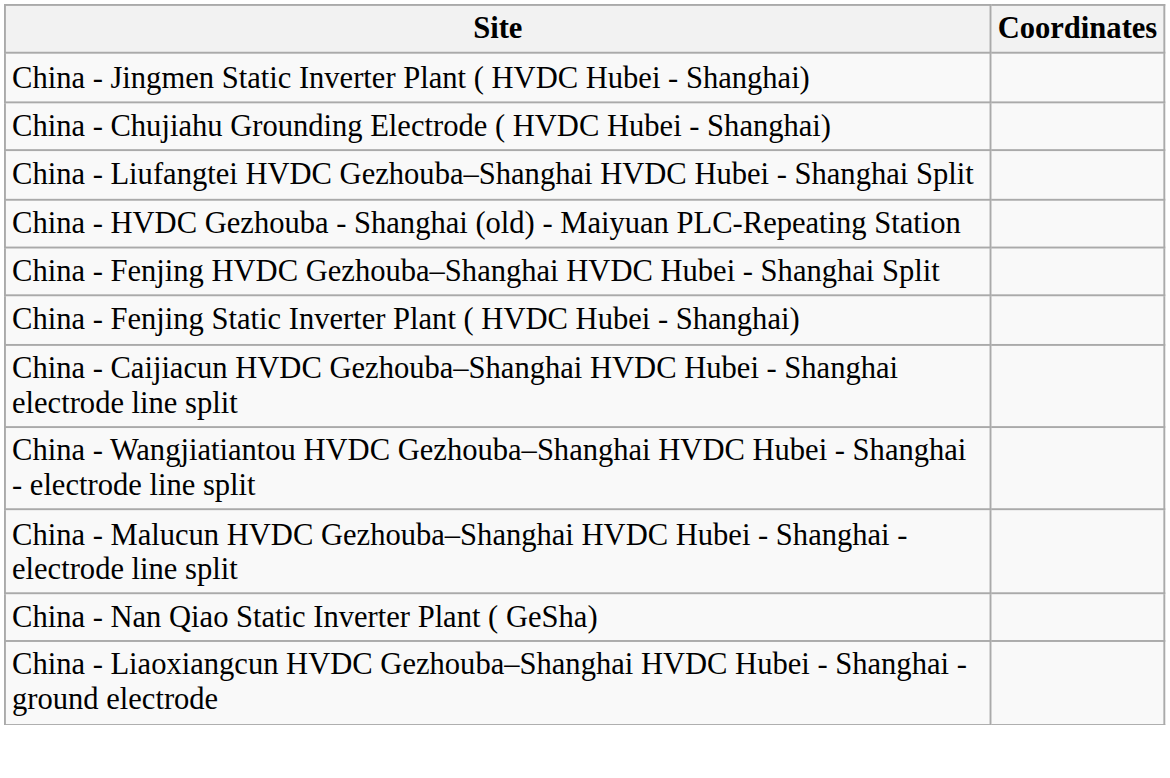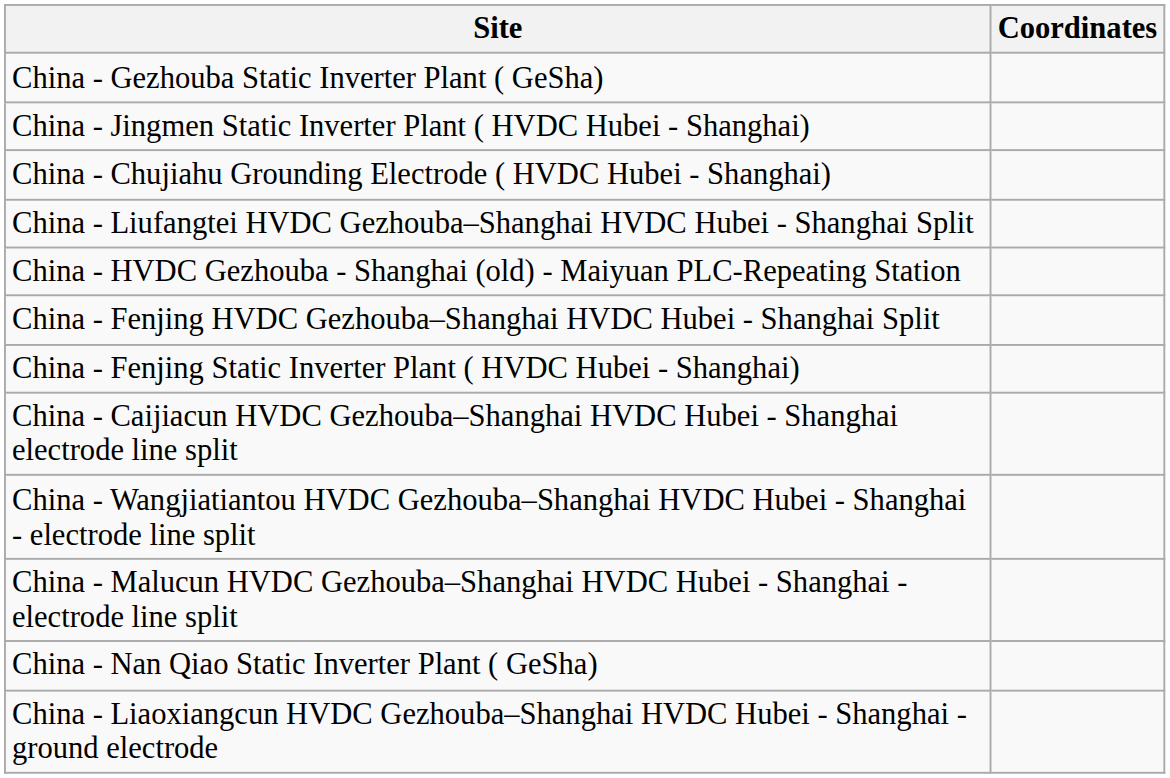+ row: (308, 77)
